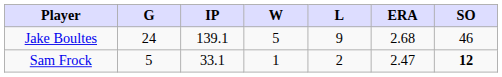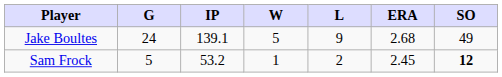(466, 38) 46 -> (466, 38) 49
(212, 60) 33.1 -> (212, 60) 53.2
(403, 60) 2.47 -> (403, 60) 2.45
